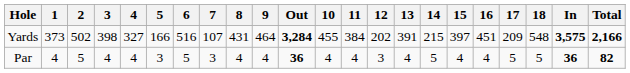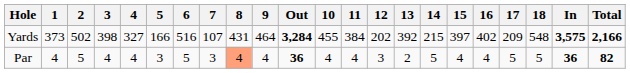(407, 36) 391 -> (407, 36) 392
(486, 36) 451 -> (486, 36) 402
(239, 57) no background -> (239, 57) lightsalmon background
(407, 57) 4 -> (407, 57) 2
